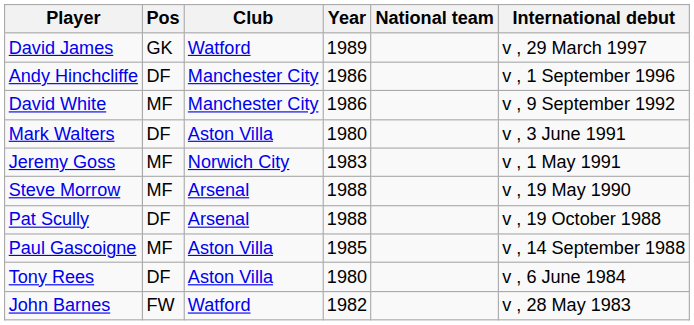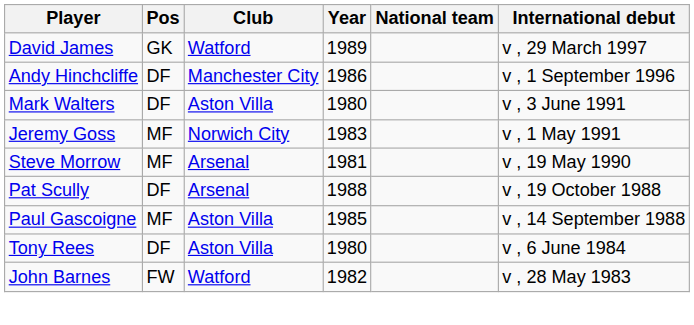- row: (57, 104)
(347, 190) 1988 -> (347, 162) 1981
